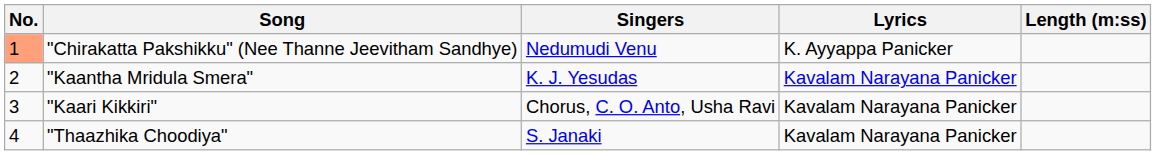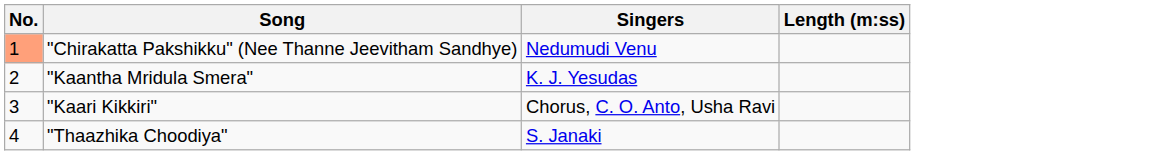- column: (900, 19)
